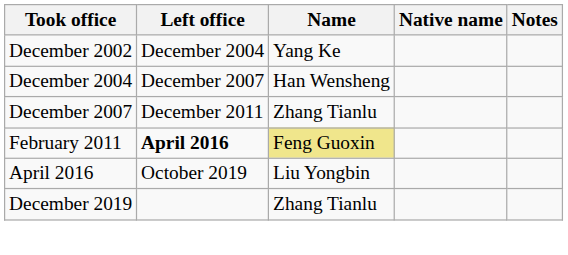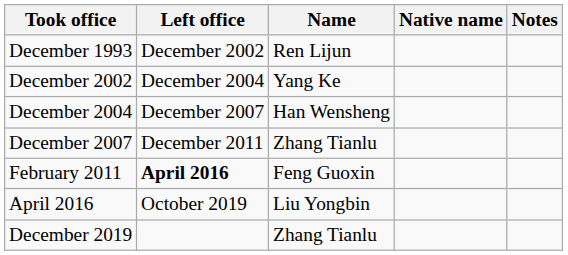+ row: (71, 50)
(324, 142) khaki background -> (324, 173) no background
